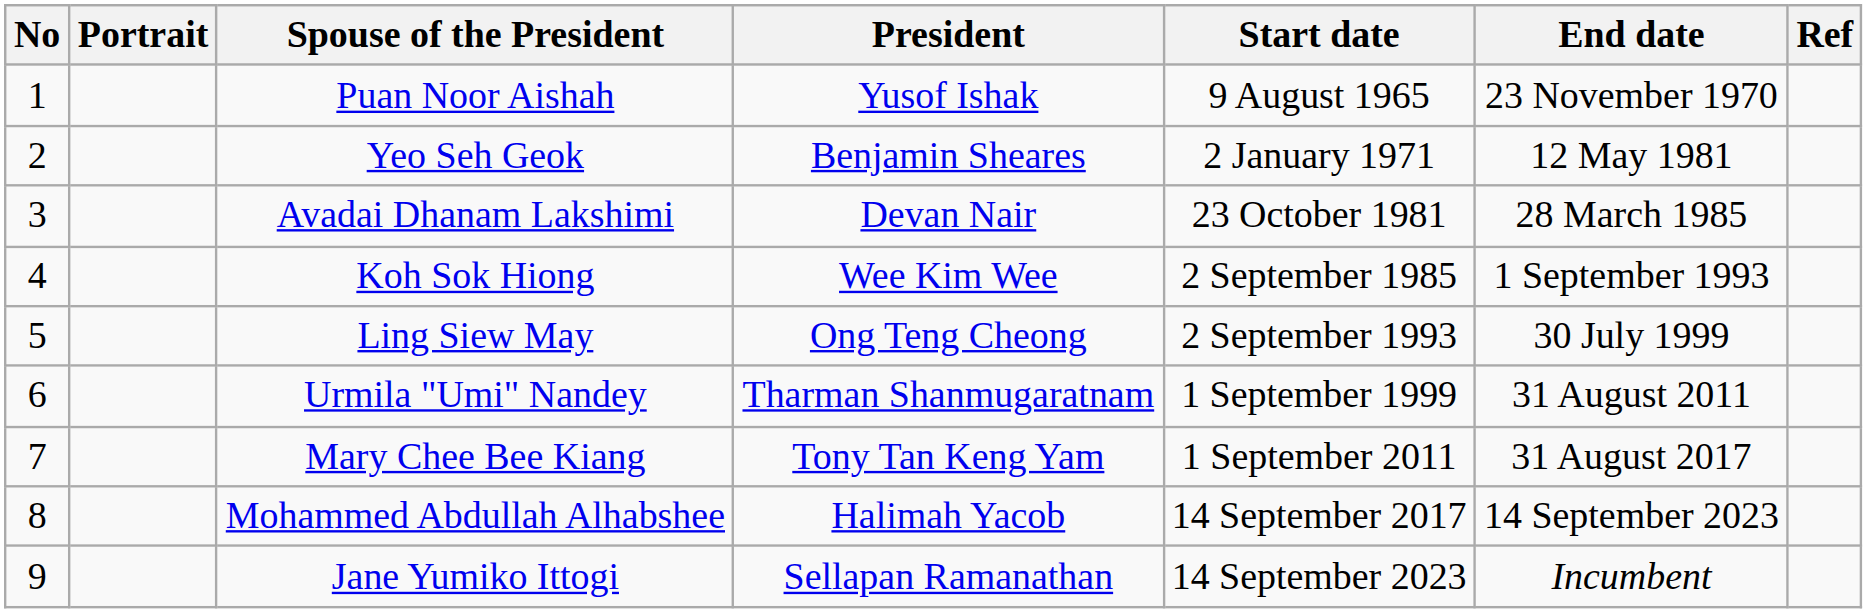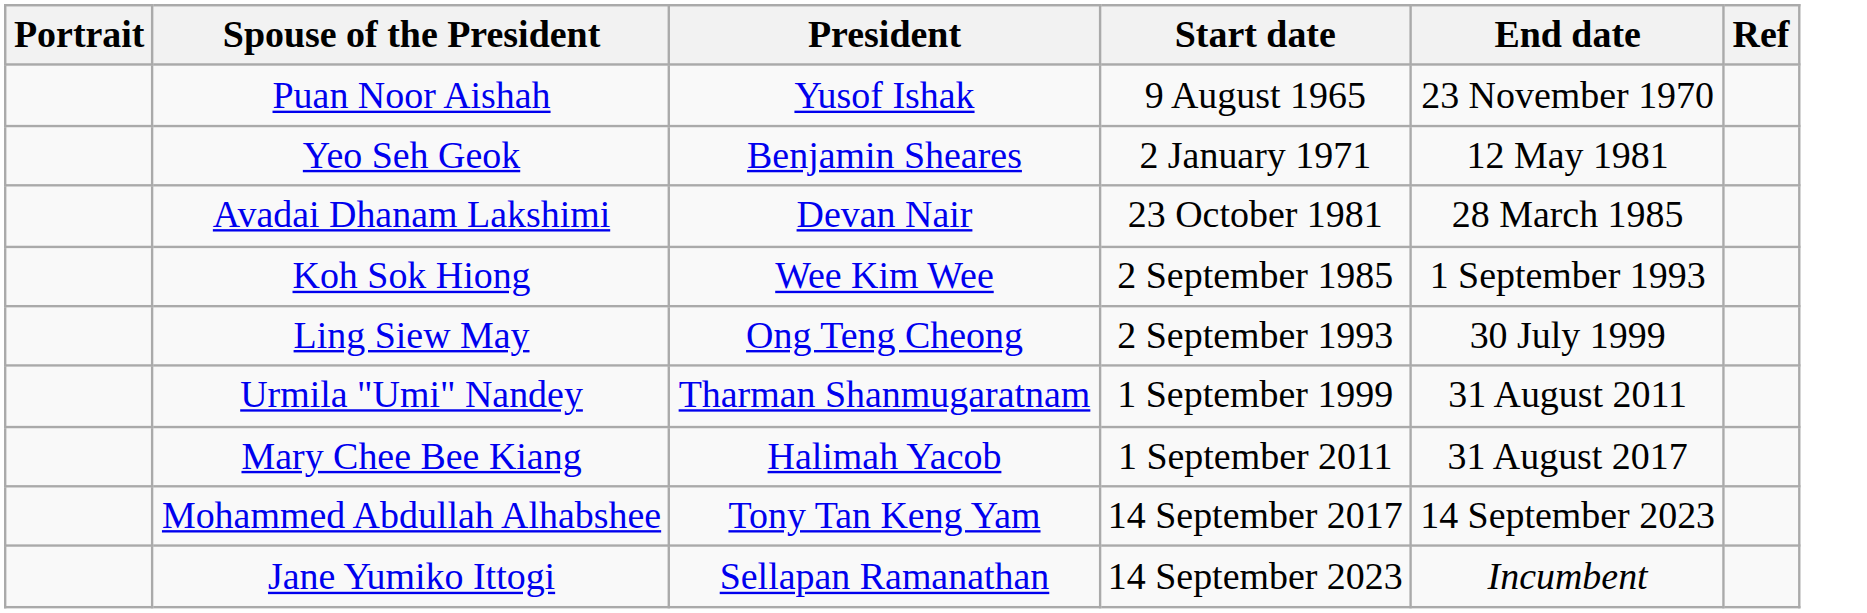- column: (37, 34)
(948, 455) Tony Tan Keng Yam -> (884, 455) Halimah Yacob
(948, 515) Halimah Yacob -> (884, 515) Tony Tan Keng Yam
